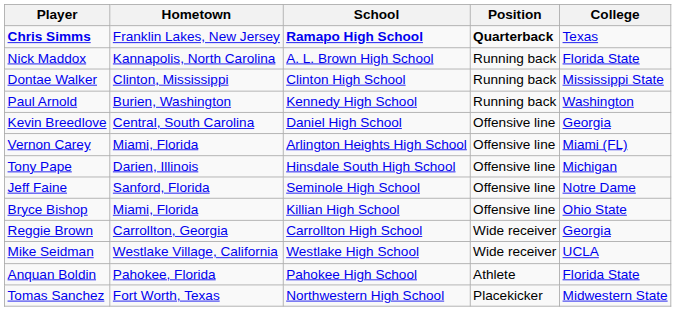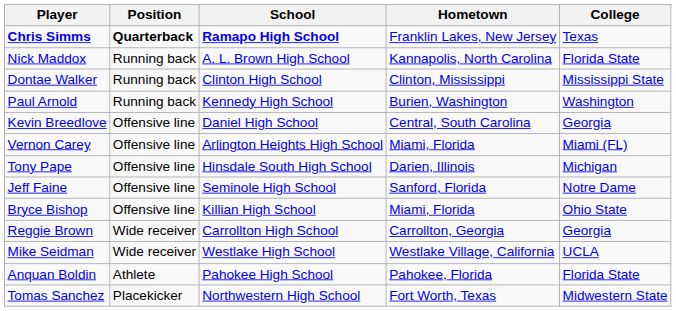columns swapped: (515, 15) <-> (196, 15)
